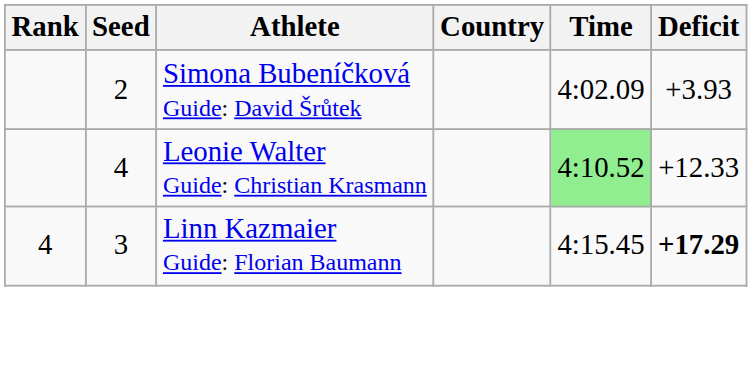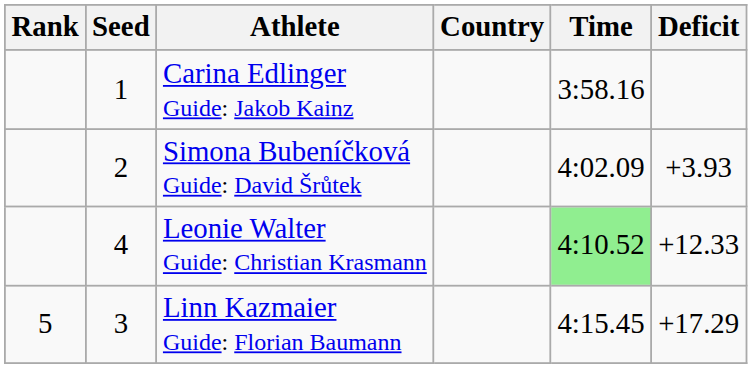+ row: (258, 89)
(45, 245) 4 -> (45, 323) 5
(699, 245) bold -> (699, 323) normal
